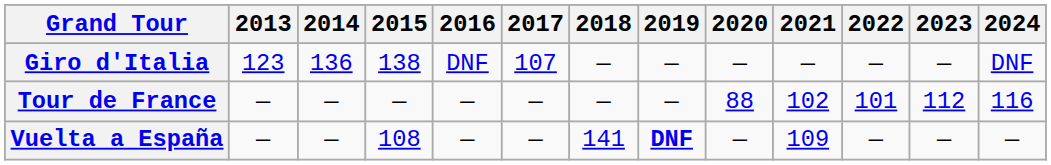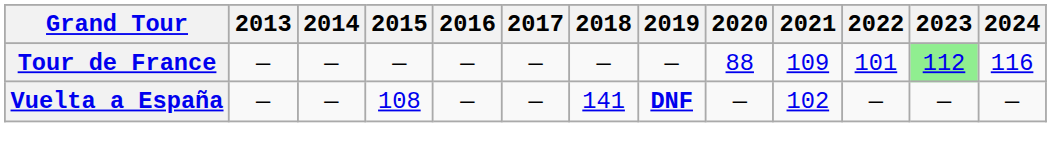- row: (117, 63)
(808, 101) 102 -> (808, 63) 109
(944, 101) no background -> (944, 63) lightgreen background
(808, 140) 109 -> (808, 101) 102
